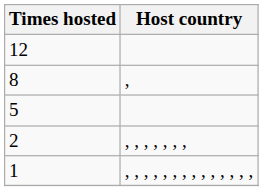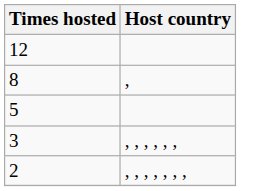+ row: (14, 140)
- row: (14, 170)
